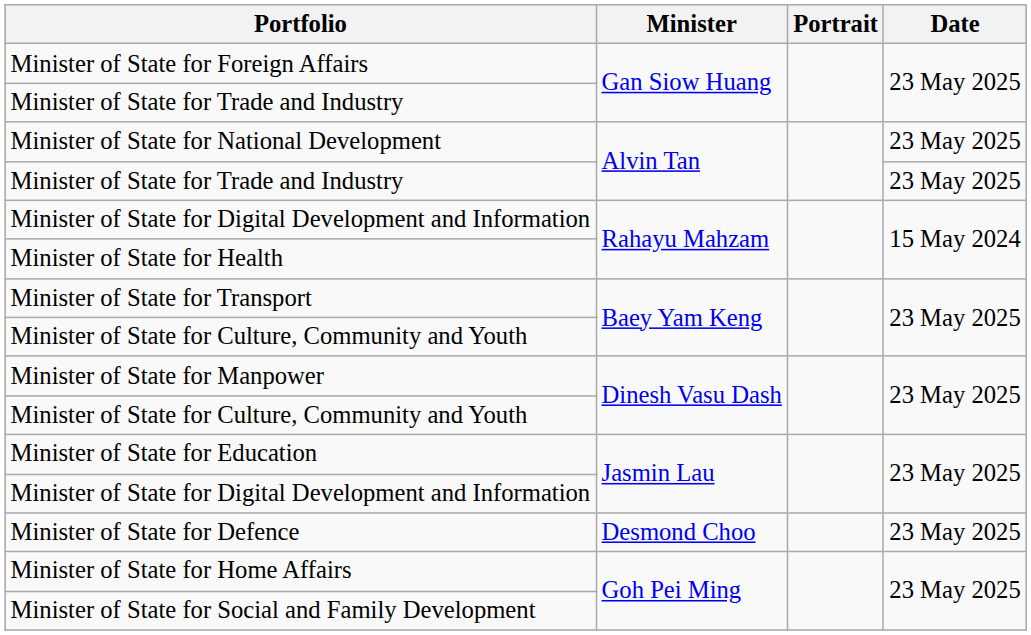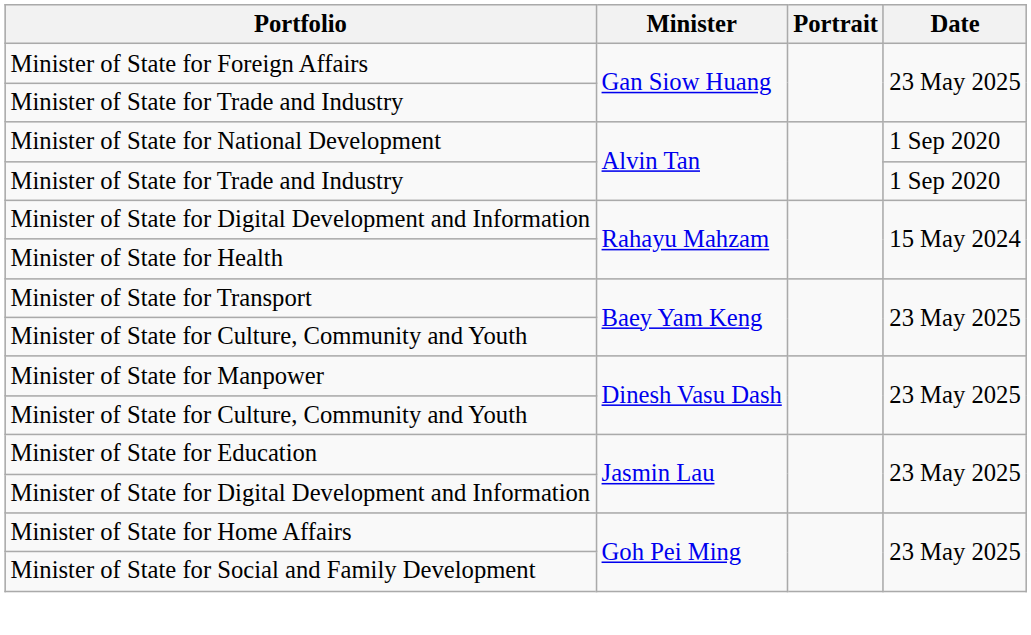(955, 141) 23 May 2025 -> (945, 141) 1 Sep 2020
(955, 180) 23 May 2025 -> (945, 180) 1 Sep 2020
- row: (155, 532)
